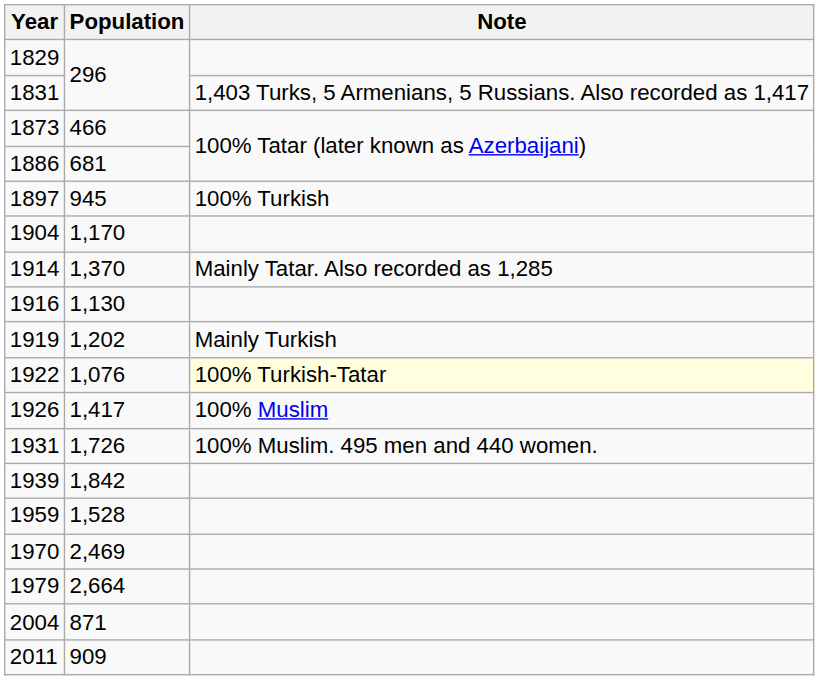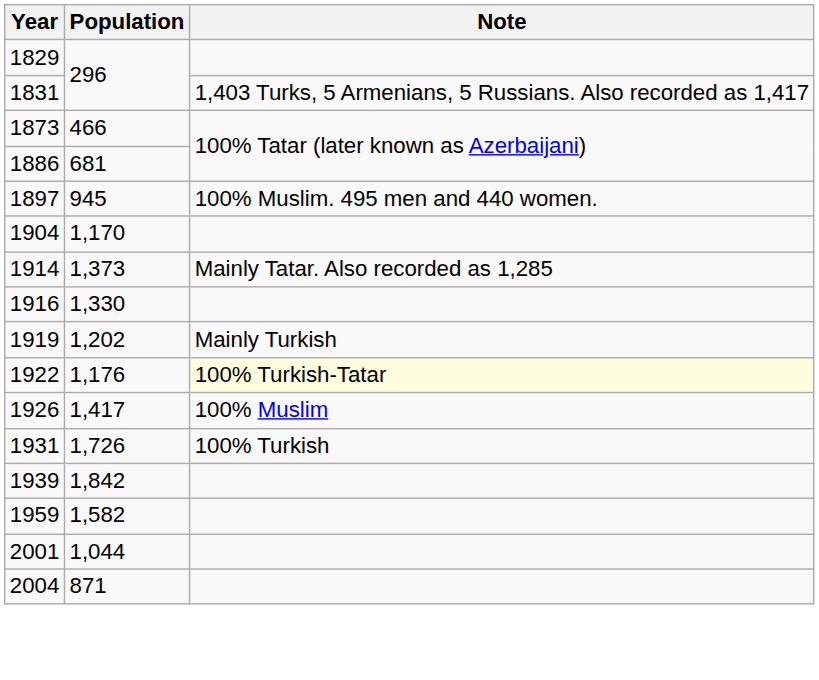(262, 198) 100% Turkish -> (396, 198) 100% Muslim. 495 men and 440 women.
(97, 269) 1,370 -> (97, 269) 1,373
(97, 304) 1,130 -> (97, 304) 1,330
(97, 374) 1,076 -> (97, 374) 1,176
(396, 445) 100% Muslim. 495 men and 440 women. -> (262, 445) 100% Turkish
(97, 515) 1,528 -> (97, 515) 1,582
- row: (35, 551)
- row: (35, 586)
+ row: (35, 551)
- row: (34, 657)
